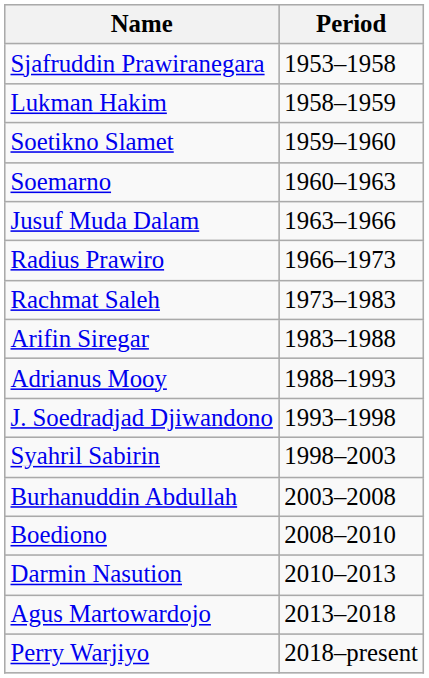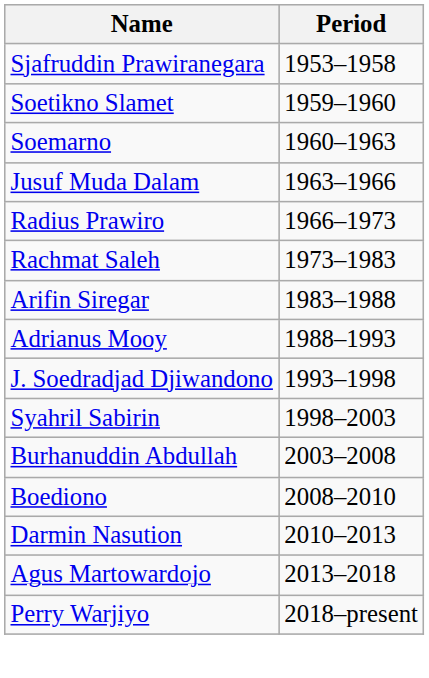- row: (89, 102)
